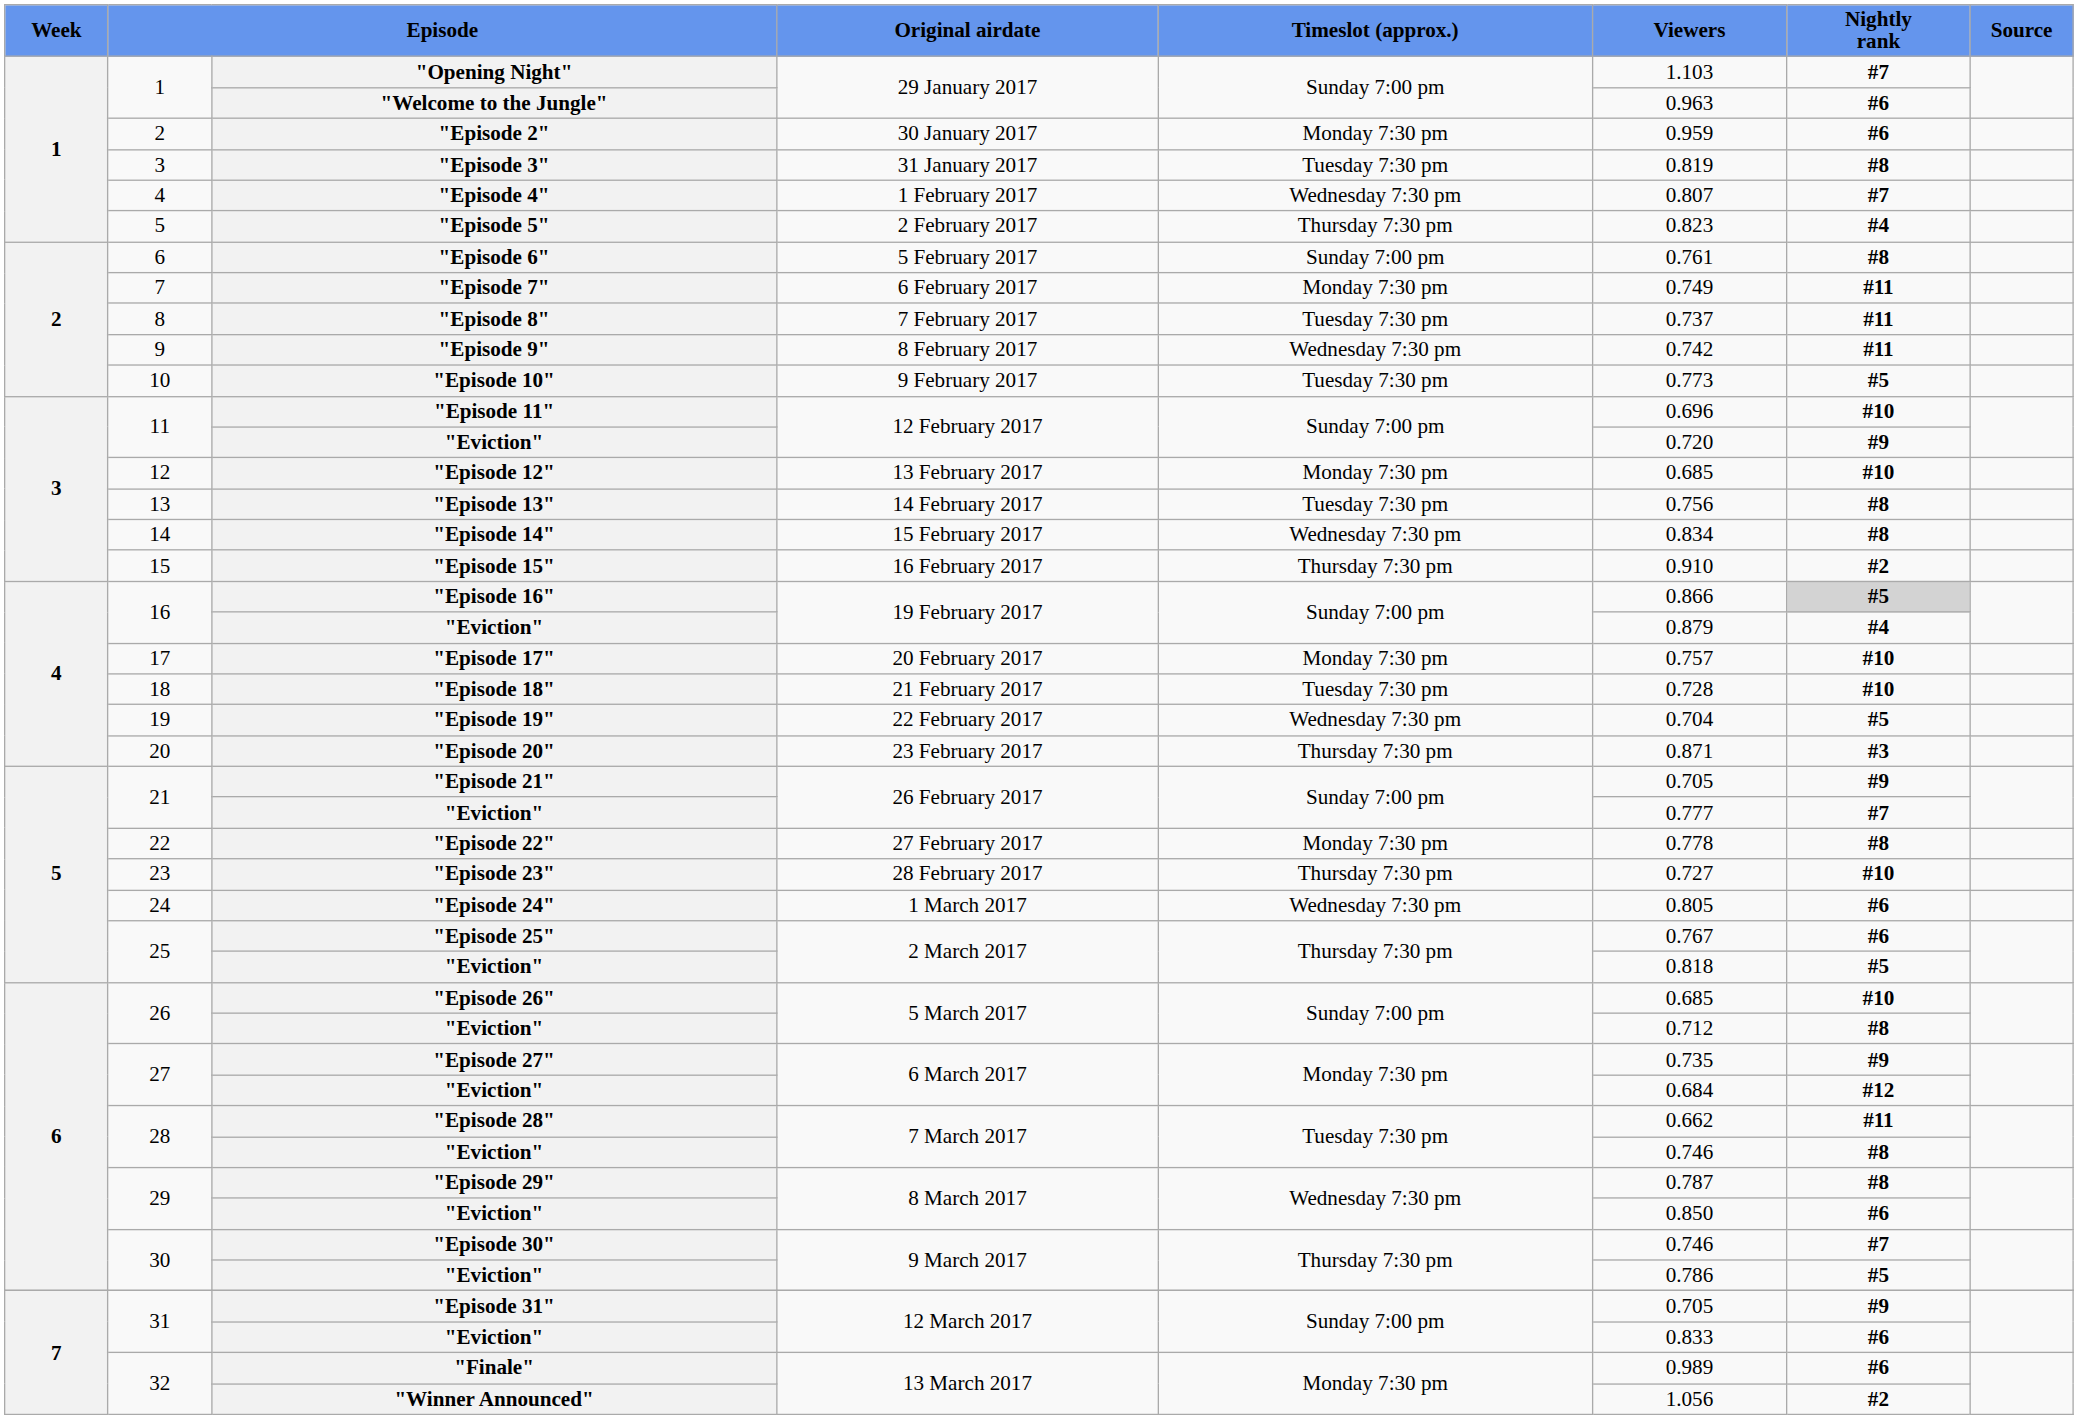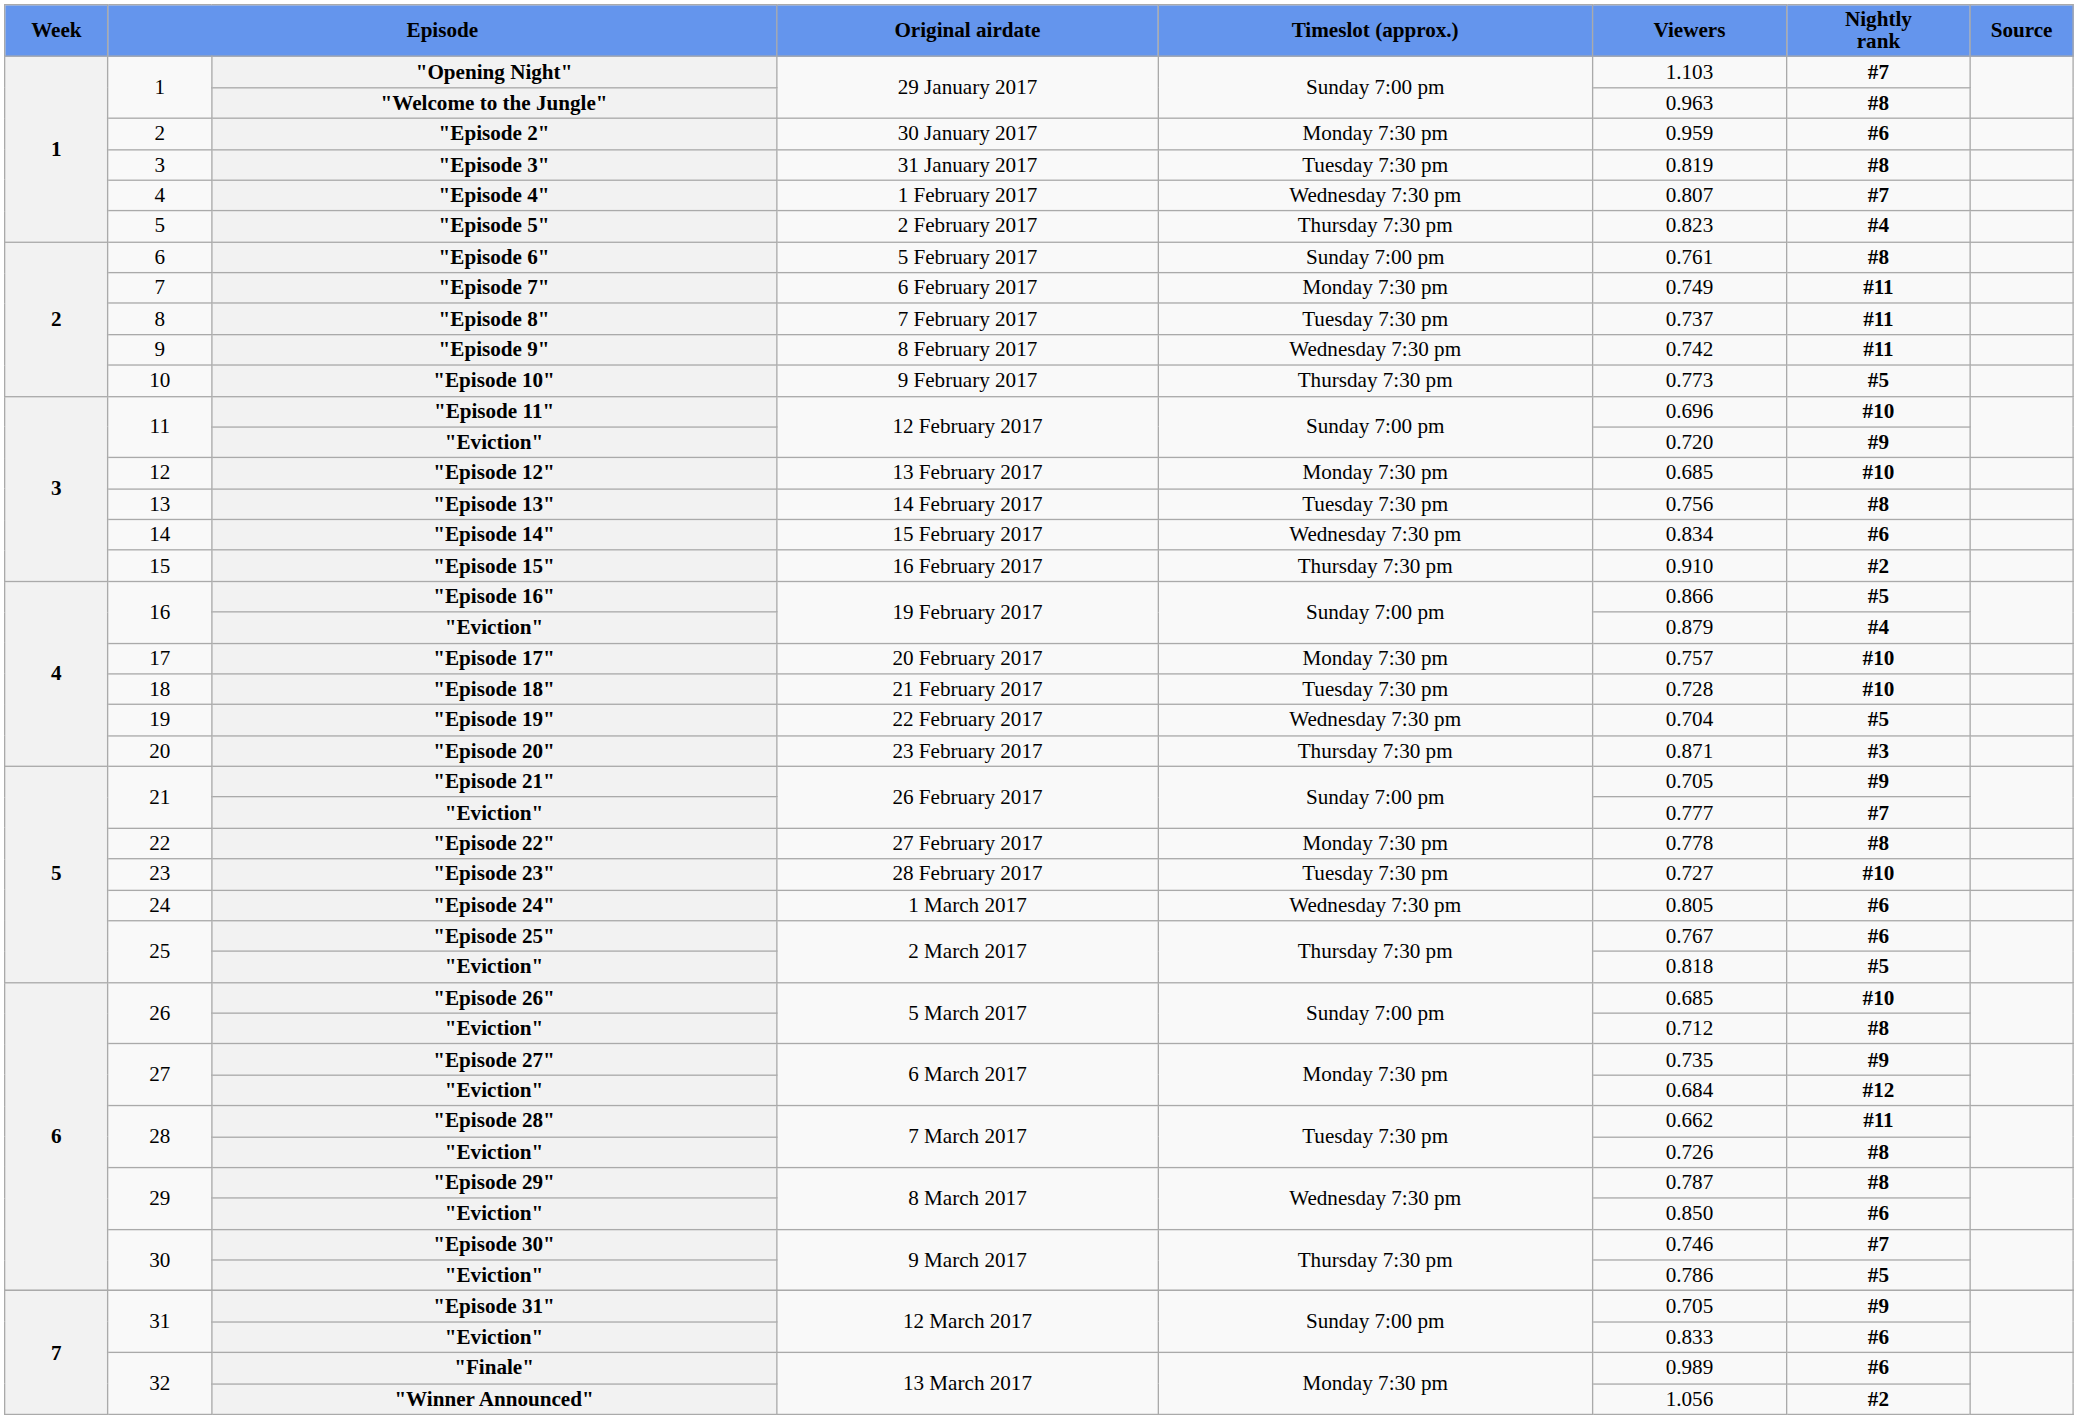(1878, 102) #6 -> (1878, 102) #8
(1375, 380) Tuesday 7:30 pm -> (1375, 380) Thursday 7:30 pm
(1878, 534) #8 -> (1878, 534) #6
(1878, 596) lightgrey background -> (1878, 596) no background
(1375, 874) Thursday 7:30 pm -> (1375, 874) Tuesday 7:30 pm
(1689, 1151) 0.746 -> (1689, 1151) 0.726
